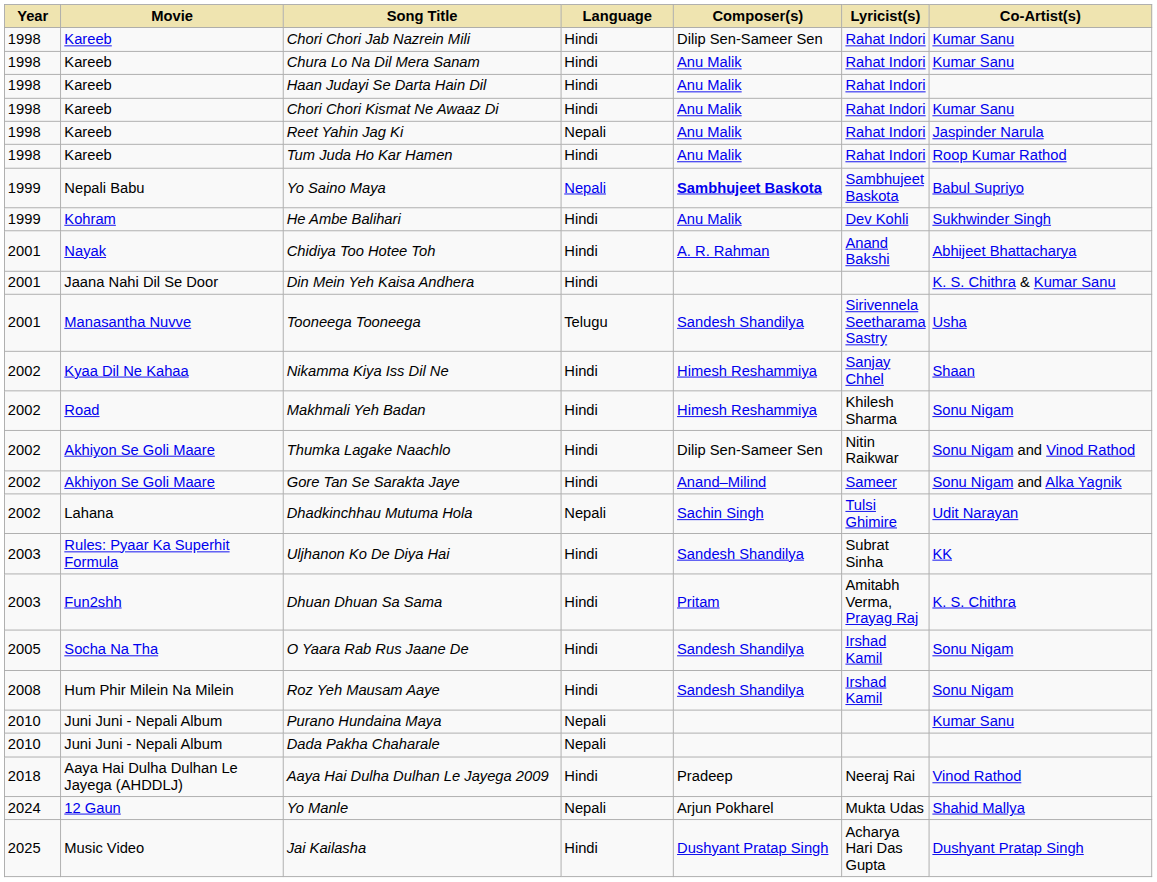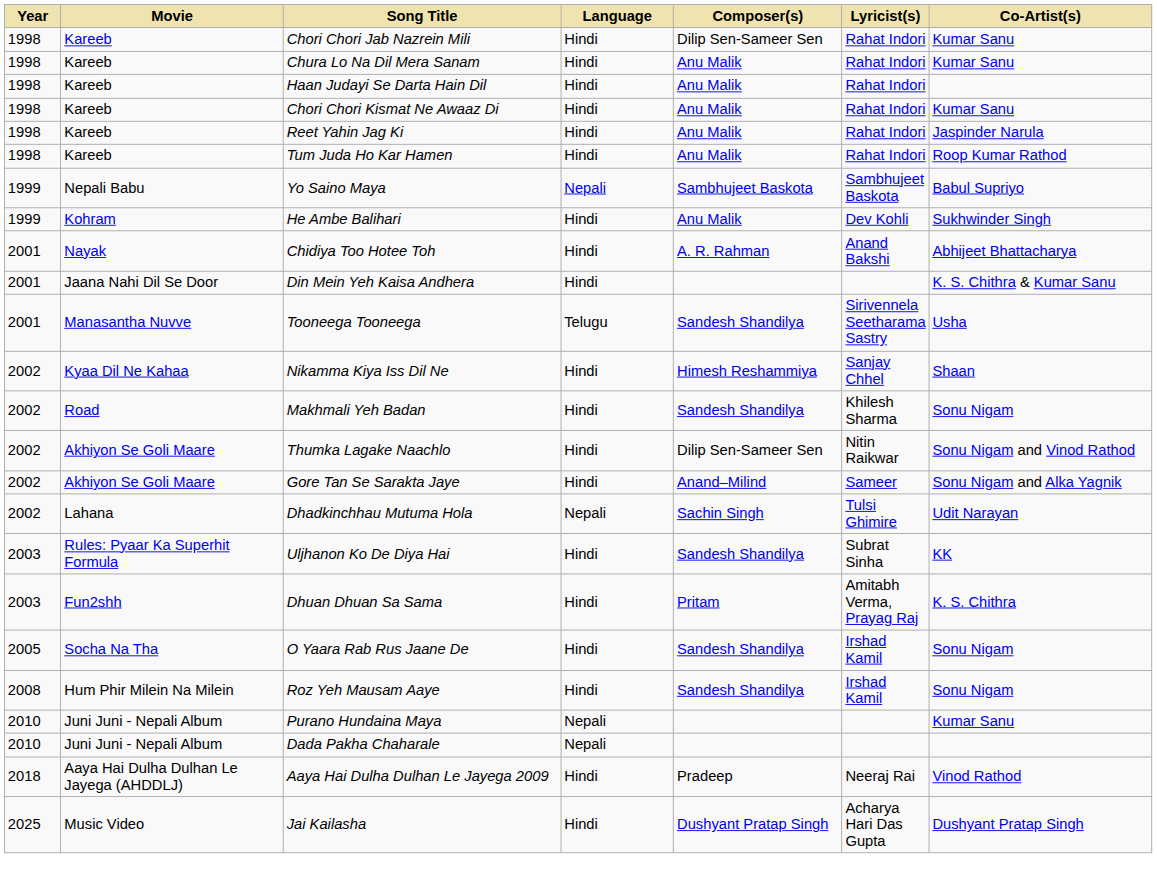(585, 132) Nepali -> (581, 132) Hindi
(749, 187) bold -> (745, 187) normal
(747, 410) Himesh Reshammiya -> (740, 410) Sandesh Shandilya
- row: (317, 808)
